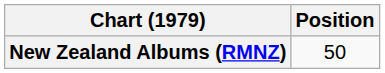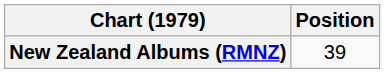(335, 52) 50 -> (335, 52) 39
